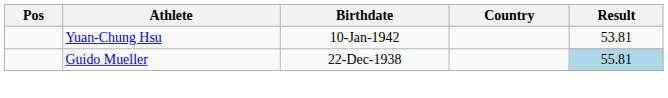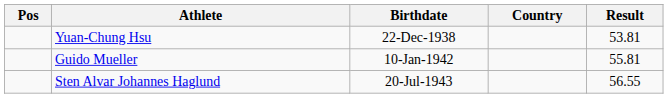(365, 37) 10-Jan-1942 -> (419, 37) 22-Dec-1938
(365, 59) 22-Dec-1938 -> (419, 59) 10-Jan-1942
(616, 59) lightblue background -> (625, 59) no background
+ row: (138, 81)
